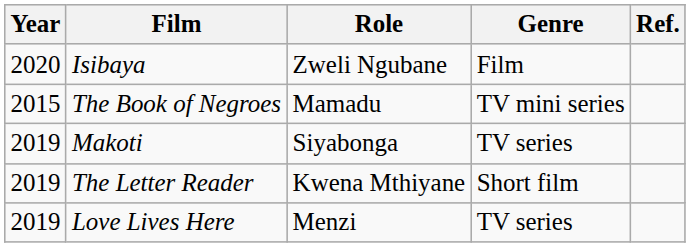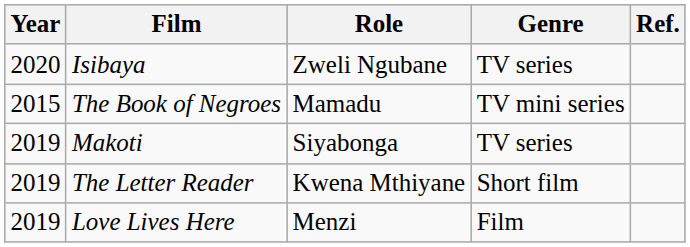(500, 63) Film -> (525, 63) TV series
(525, 222) TV series -> (500, 222) Film
